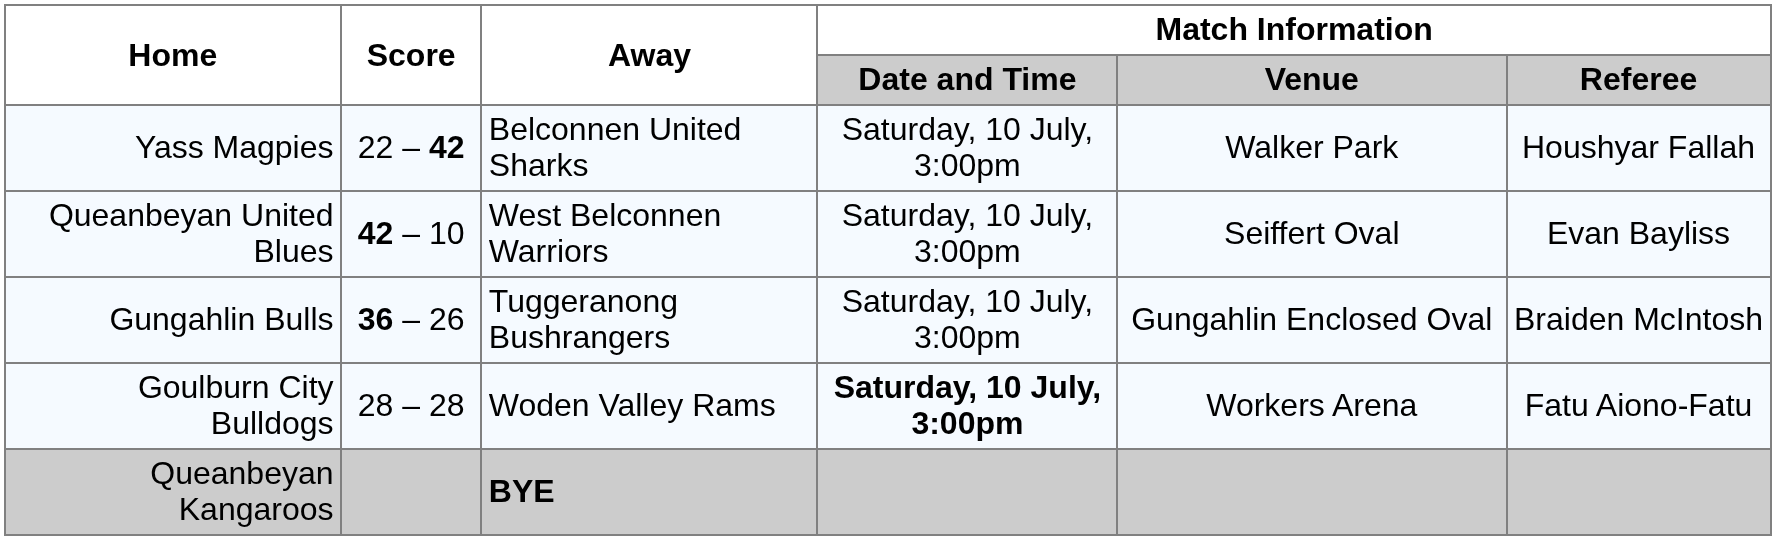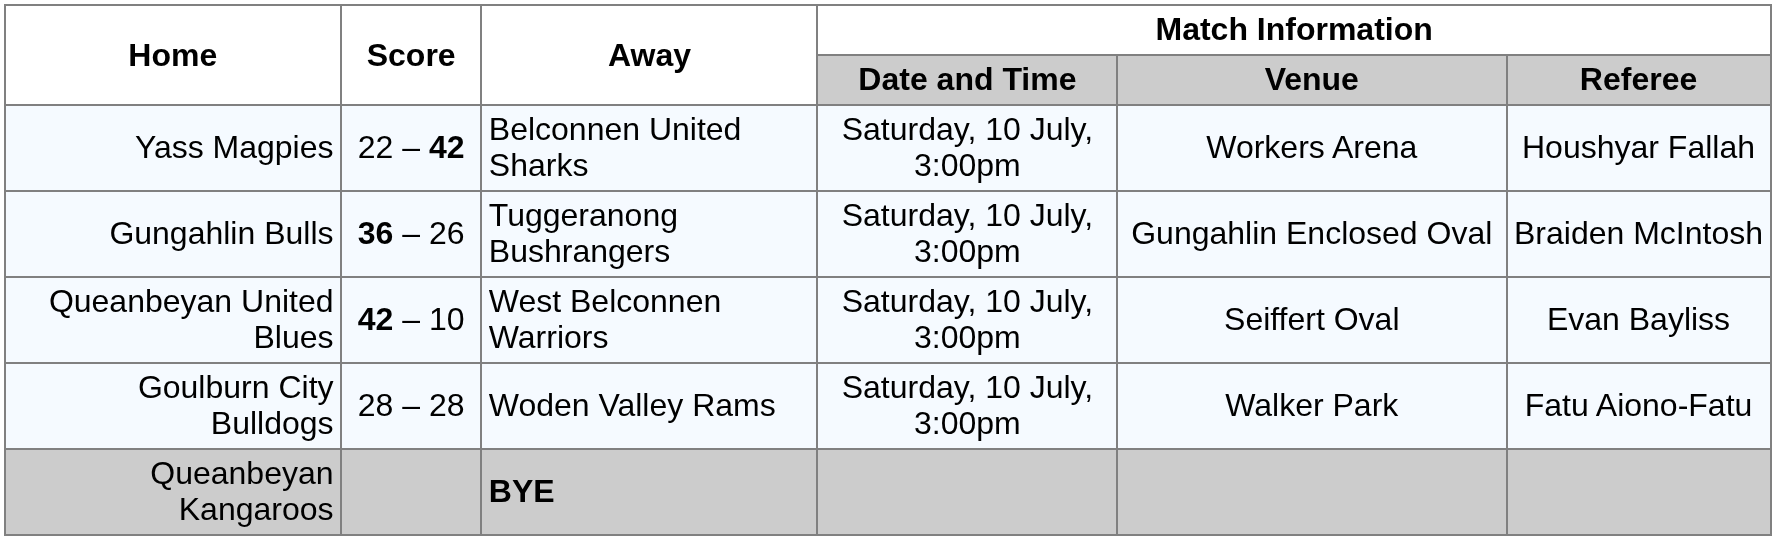(1312, 147) Walker Park -> (1312, 147) Workers Arena
rows swapped: (191, 233) <-> (221, 319)
(967, 405) bold -> (967, 405) normal
(1312, 405) Workers Arena -> (1312, 405) Walker Park
